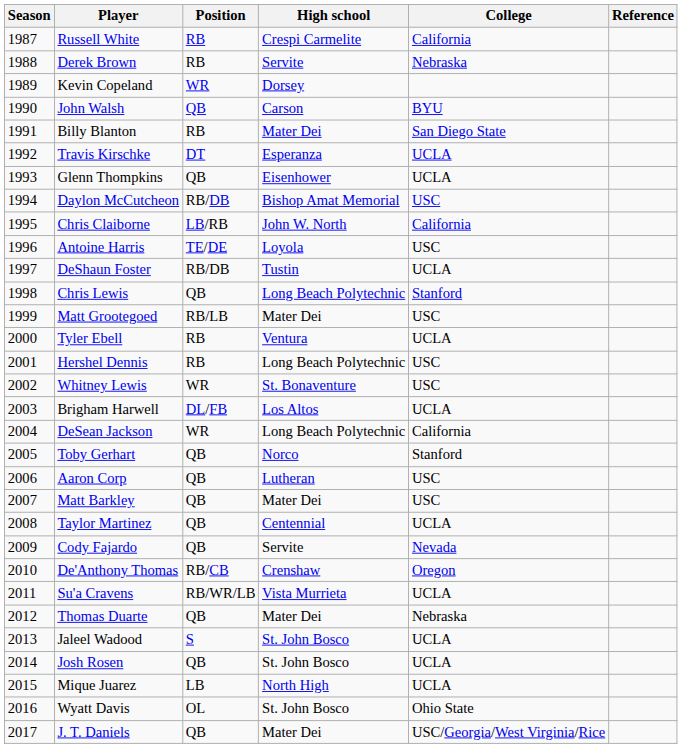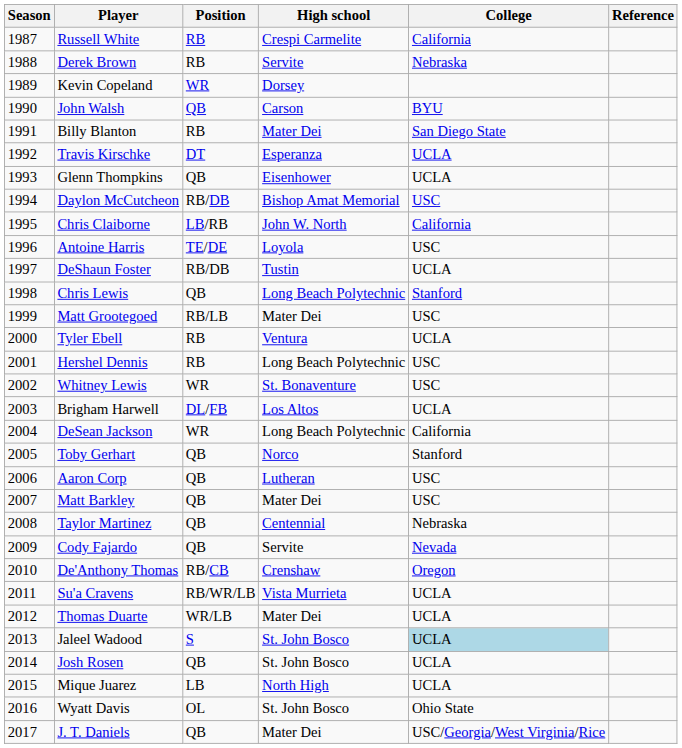(432, 524) UCLA -> (439, 524) Nebraska
(196, 616) QB -> (209, 616) WR/LB
(439, 616) Nebraska -> (432, 616) UCLA
(432, 639) no background -> (432, 639) lightblue background
